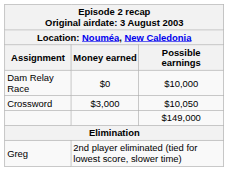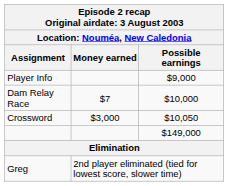+ row: (30, 78)
(105, 83) $0 -> (105, 98) $7
